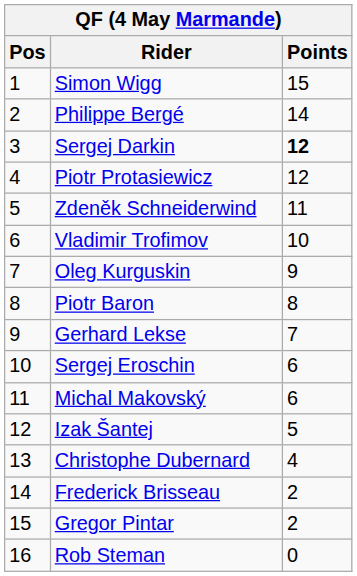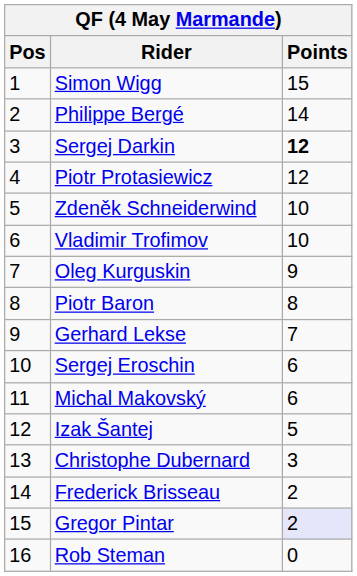(297, 209) 11 -> (298, 209) 10
(293, 460) 4 -> (293, 460) 3
(293, 523) no background -> (293, 523) lavender background
